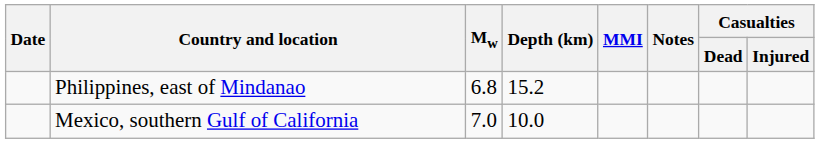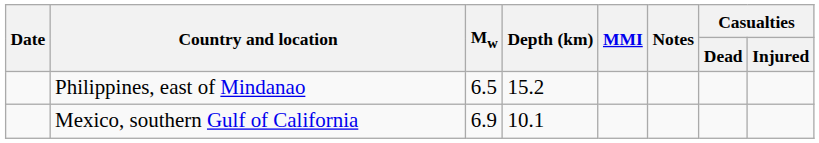(484, 87) 6.8 -> (484, 87) 6.5
(484, 120) 7.0 -> (484, 120) 6.9
(526, 120) 10.0 -> (526, 120) 10.1
